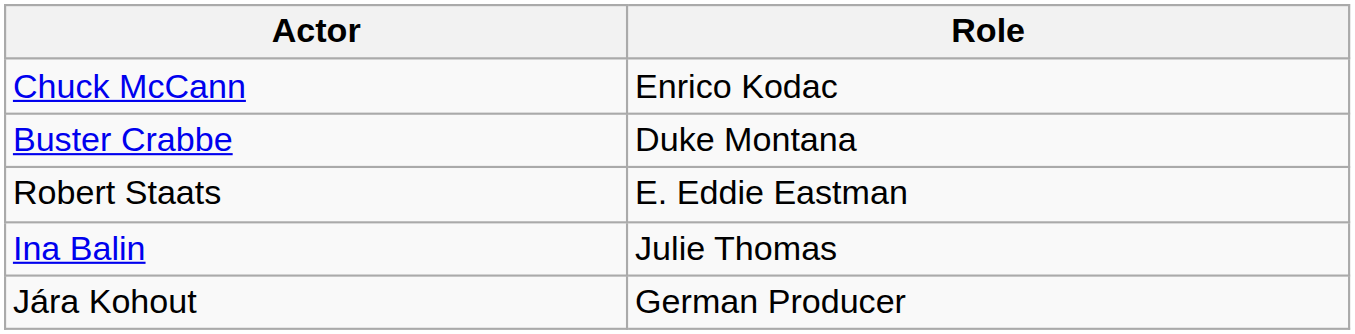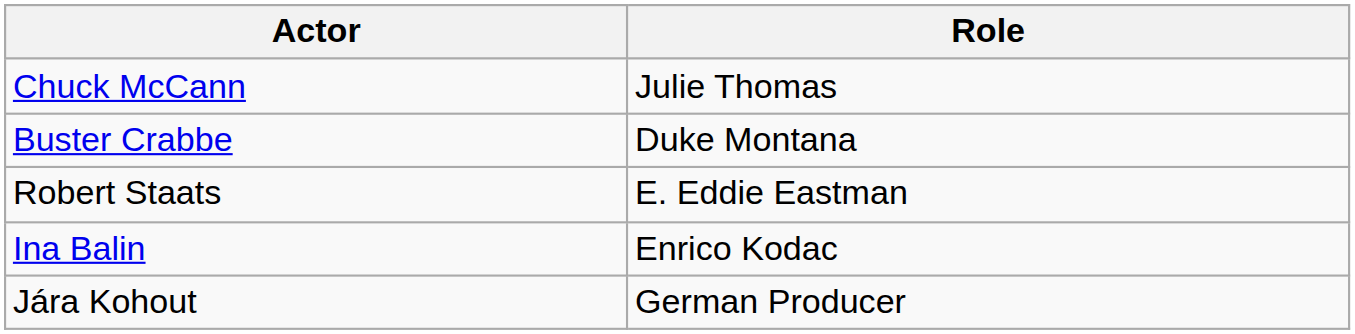(736, 85) Enrico Kodac -> (736, 85) Julie Thomas
(736, 247) Julie Thomas -> (736, 247) Enrico Kodac
